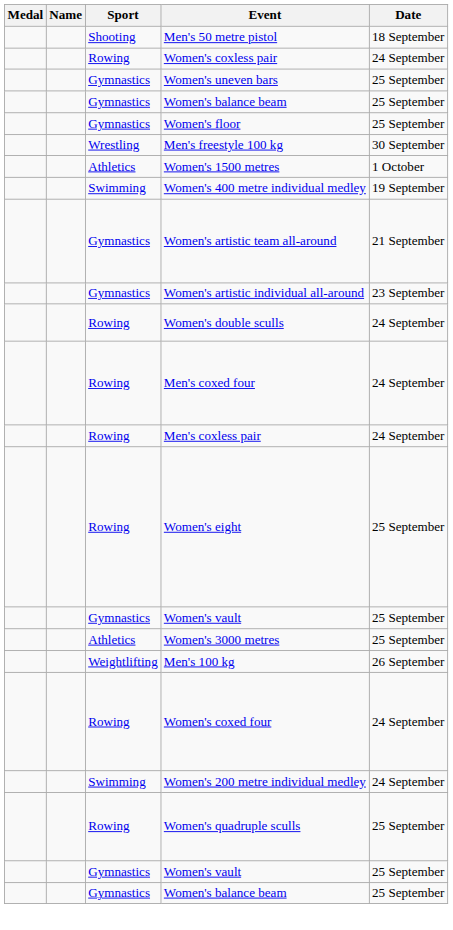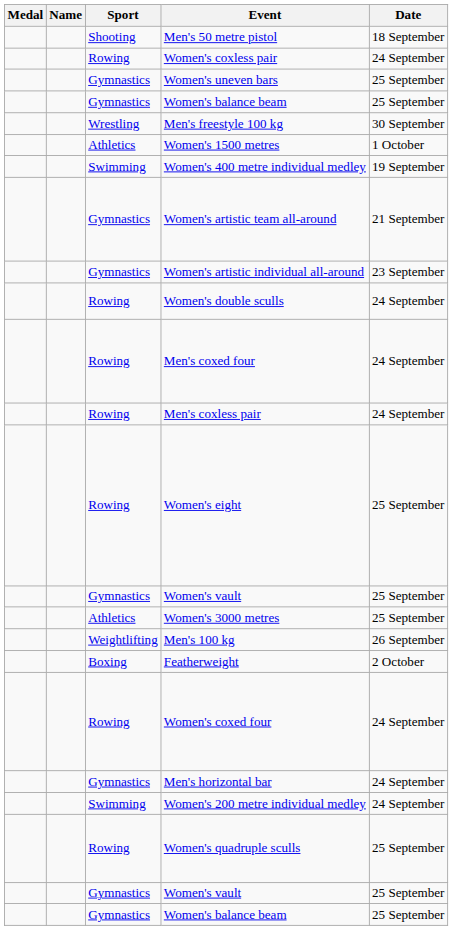- row: (119, 123)
+ row: (107, 661)
+ row: (119, 782)
